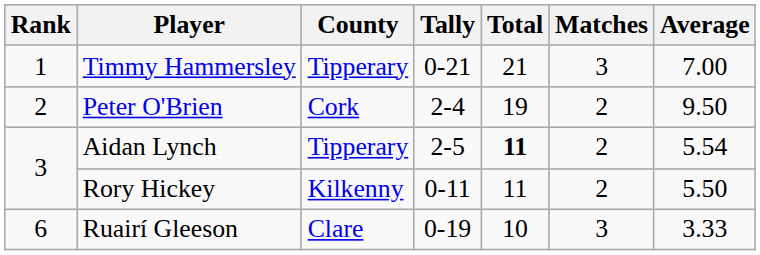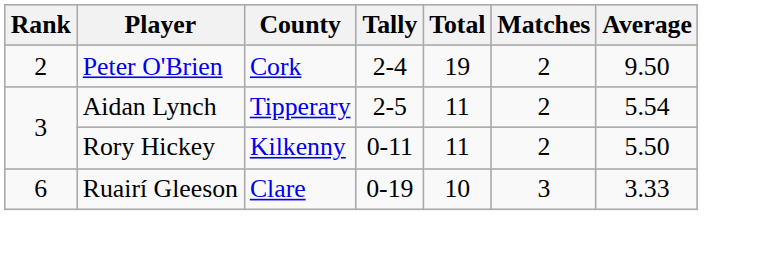- row: (189, 65)
(515, 147) bold -> (457, 106) normal
